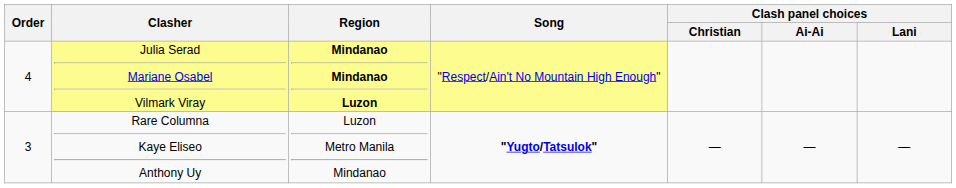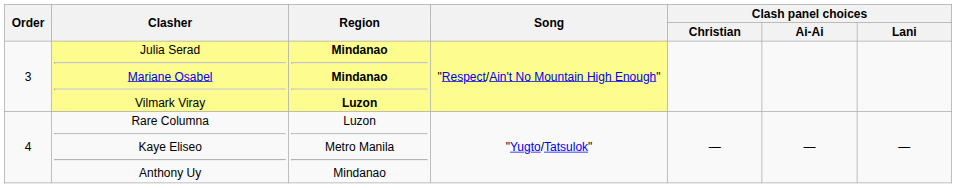(28, 76) 4 -> (28, 76) 3
(28, 147) 3 -> (28, 147) 4
(549, 147) bold -> (549, 147) normal
